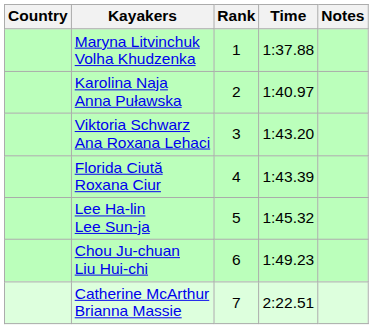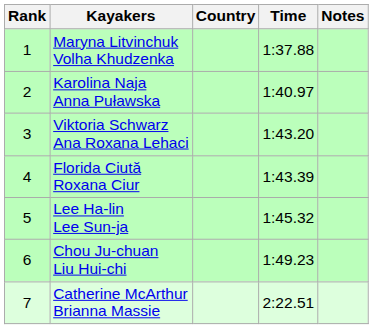columns swapped: (236, 16) <-> (38, 16)
